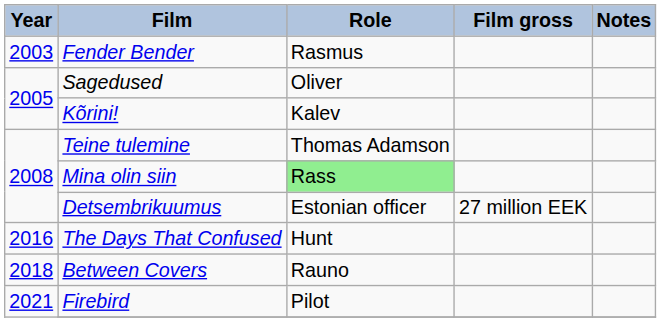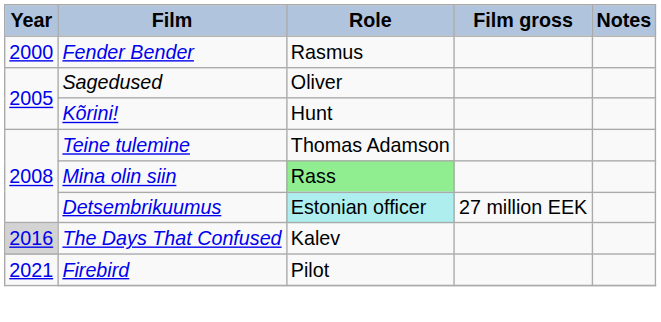(31, 52) 2003 -> (31, 52) 2000
(316, 114) Kalev -> (312, 114) Hunt
(359, 208) no background -> (359, 208) paleturquoise background
(31, 239) no background -> (31, 239) lightgrey background
(312, 239) Hunt -> (316, 239) Kalev
- row: (135, 270)
